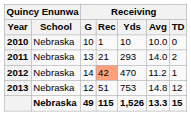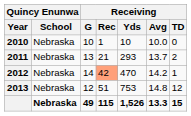(158, 57) 14.0 -> (158, 57) 13.7
(158, 73) 11.2 -> (158, 73) 14.2
